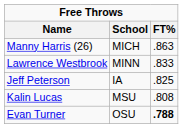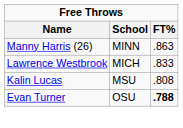(126, 47) MICH -> (126, 47) MINN
(126, 64) MINN -> (126, 64) MICH
- row: (38, 81)
